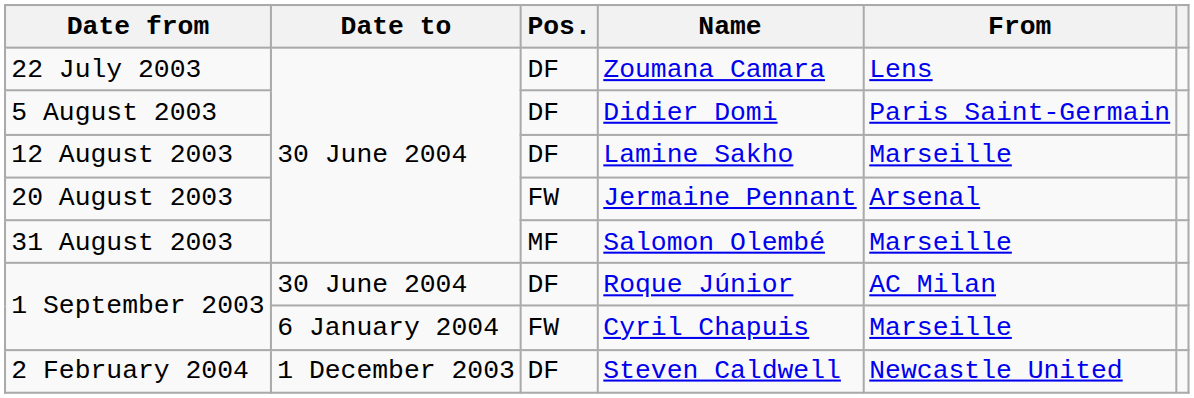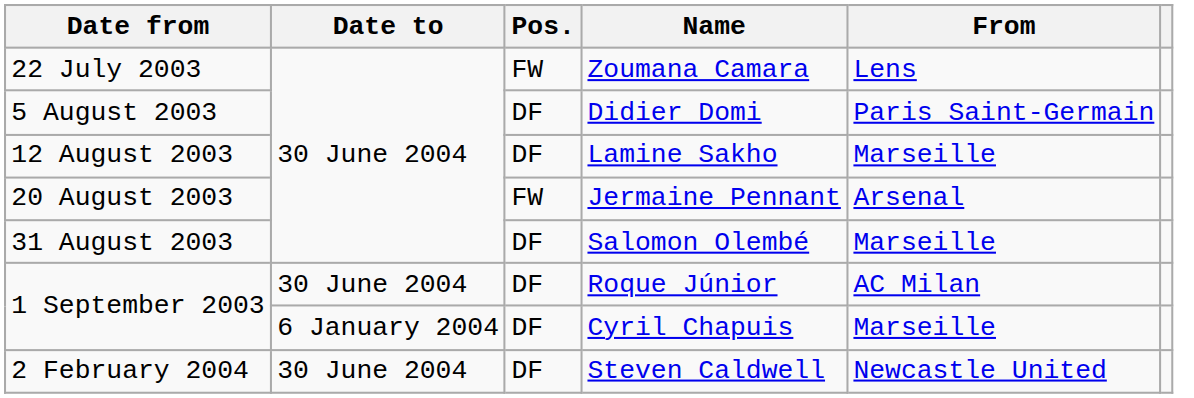(543, 70) DF -> (527, 70) FW
(543, 242) MF -> (527, 242) DF
(543, 328) FW -> (527, 328) DF
(396, 371) 1 December 2003 -> (372, 371) 30 June 2004
